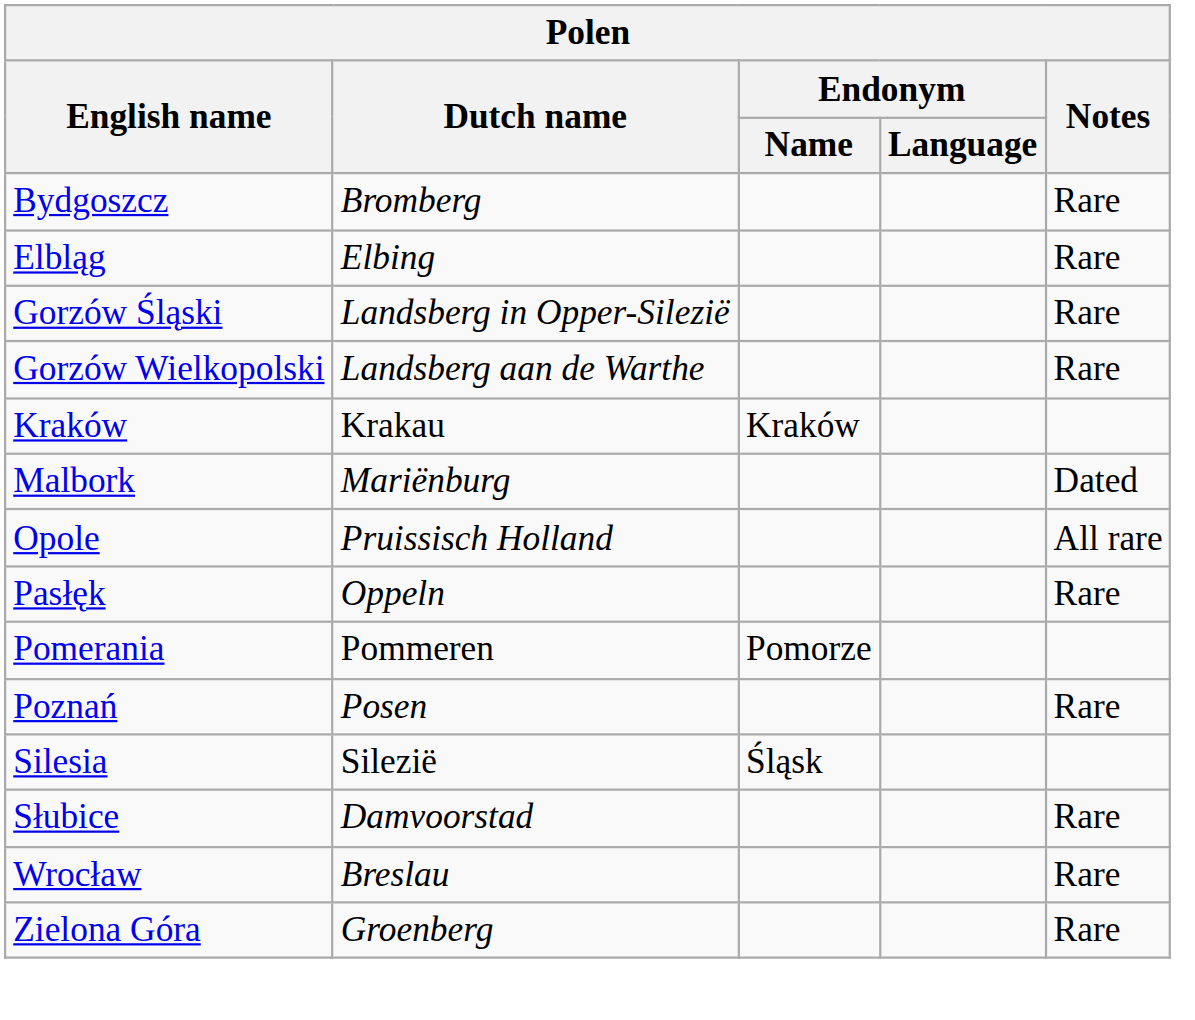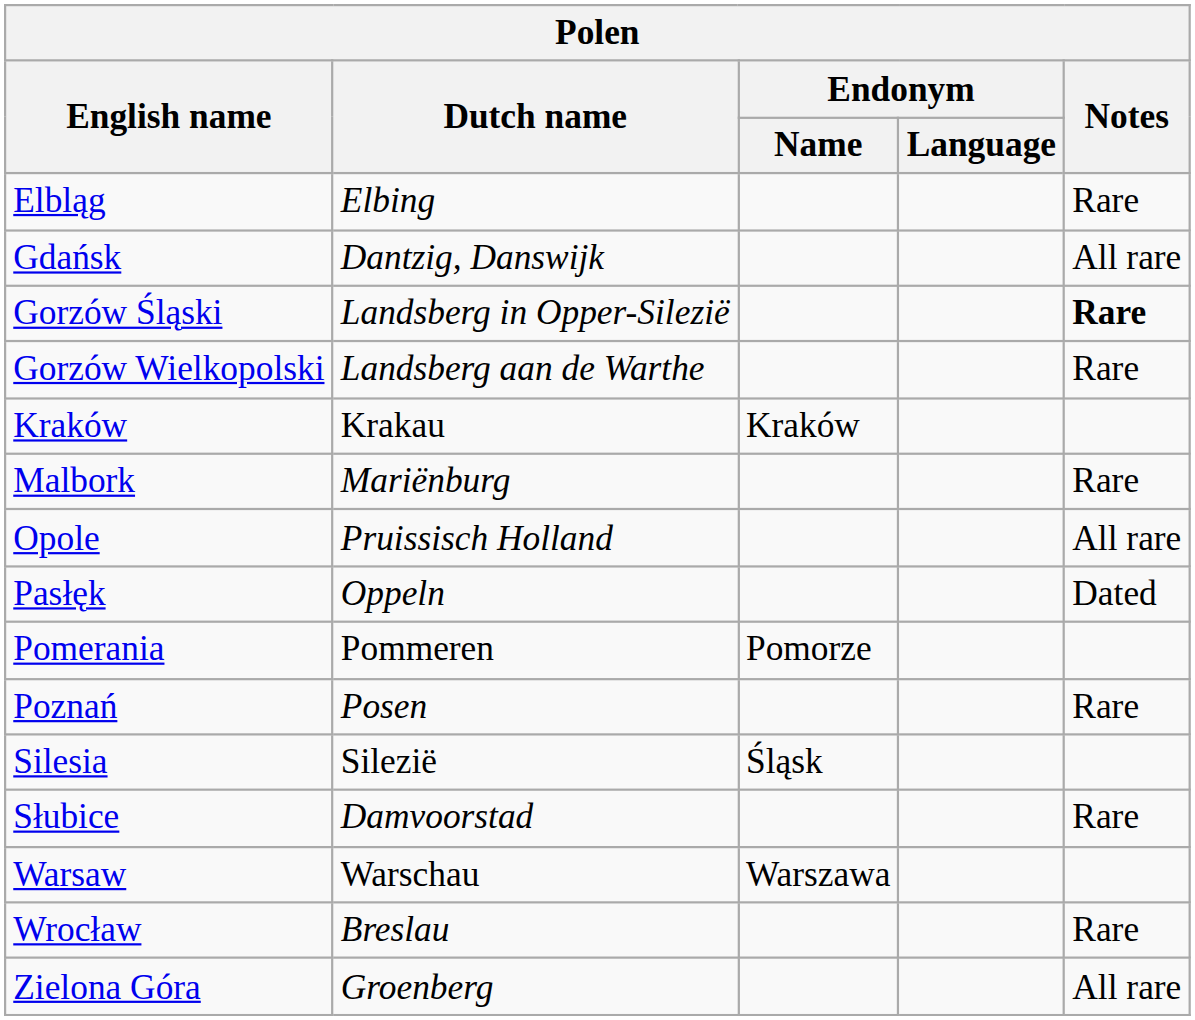- row: (91, 200)
+ row: (67, 256)
(1087, 312) normal -> (1109, 312) bold
(1096, 481) Dated -> (1106, 481) Rare
(1087, 593) Rare -> (1115, 593) Dated
+ row: (70, 873)
(1087, 929) Rare -> (1127, 985) All rare
